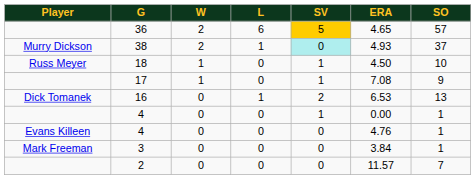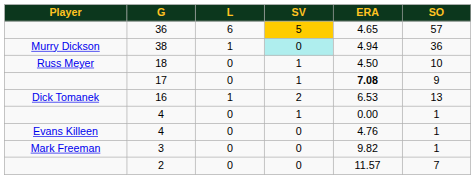- column: (201, 13)
(381, 47) 4.93 -> (368, 47) 4.94
(441, 47) 37 -> (436, 47) 36
(381, 81) normal -> (368, 81) bold
(381, 149) 3.84 -> (368, 149) 9.82
